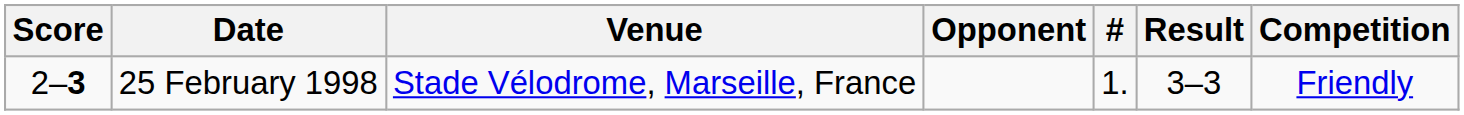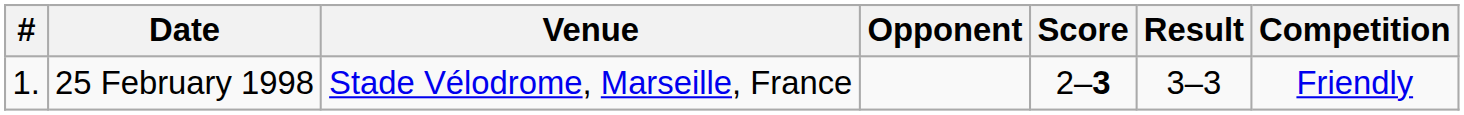columns swapped: (1115, 30) <-> (58, 30)
